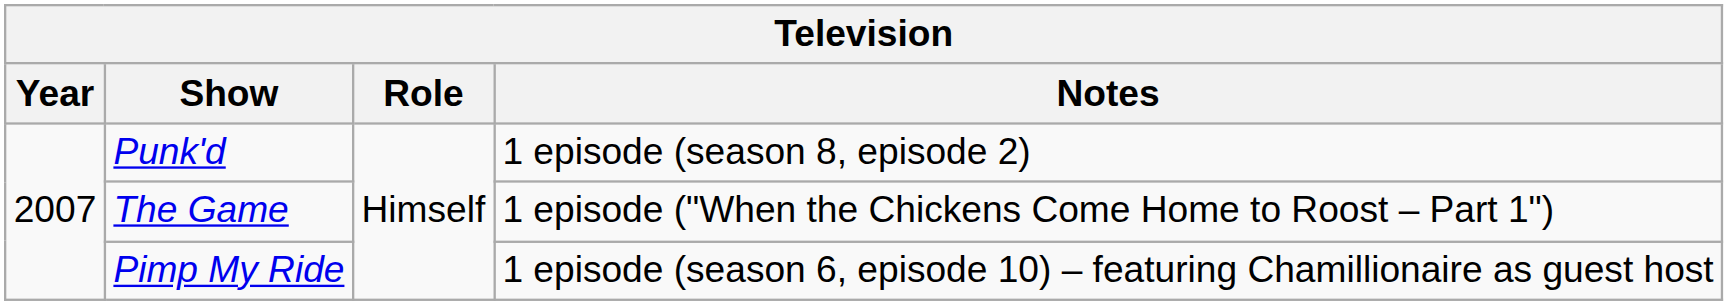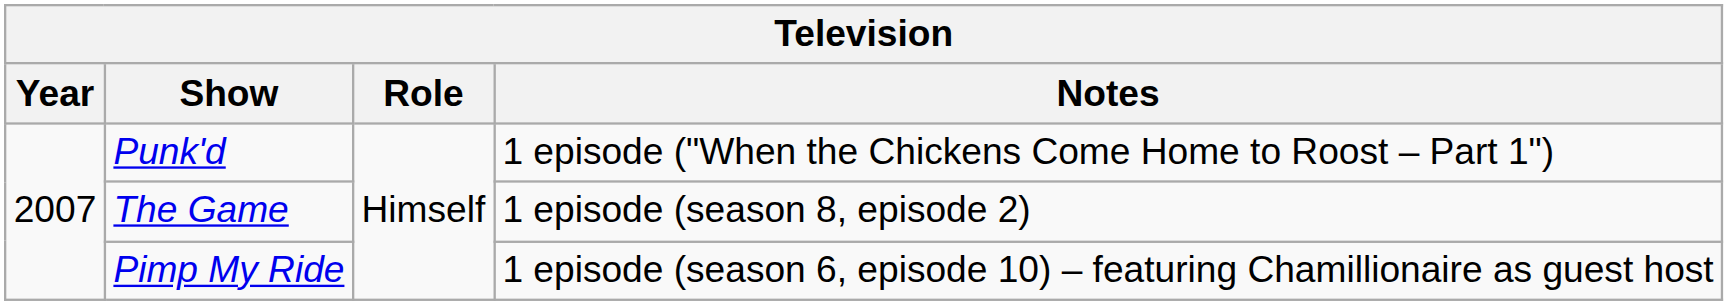(767, 151) 1 episode (season 8, episode 2) -> (1028, 151) 1 episode ("When the Chickens Come Home to Roost – Part 1")
(1028, 210) 1 episode ("When the Chickens Come Home to Roost – Part 1") -> (767, 210) 1 episode (season 8, episode 2)
